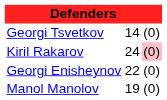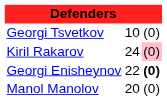(132, 32) 14 -> (132, 32) 10
(152, 70) normal -> (152, 70) bold
(132, 89) 19 -> (132, 89) 20
